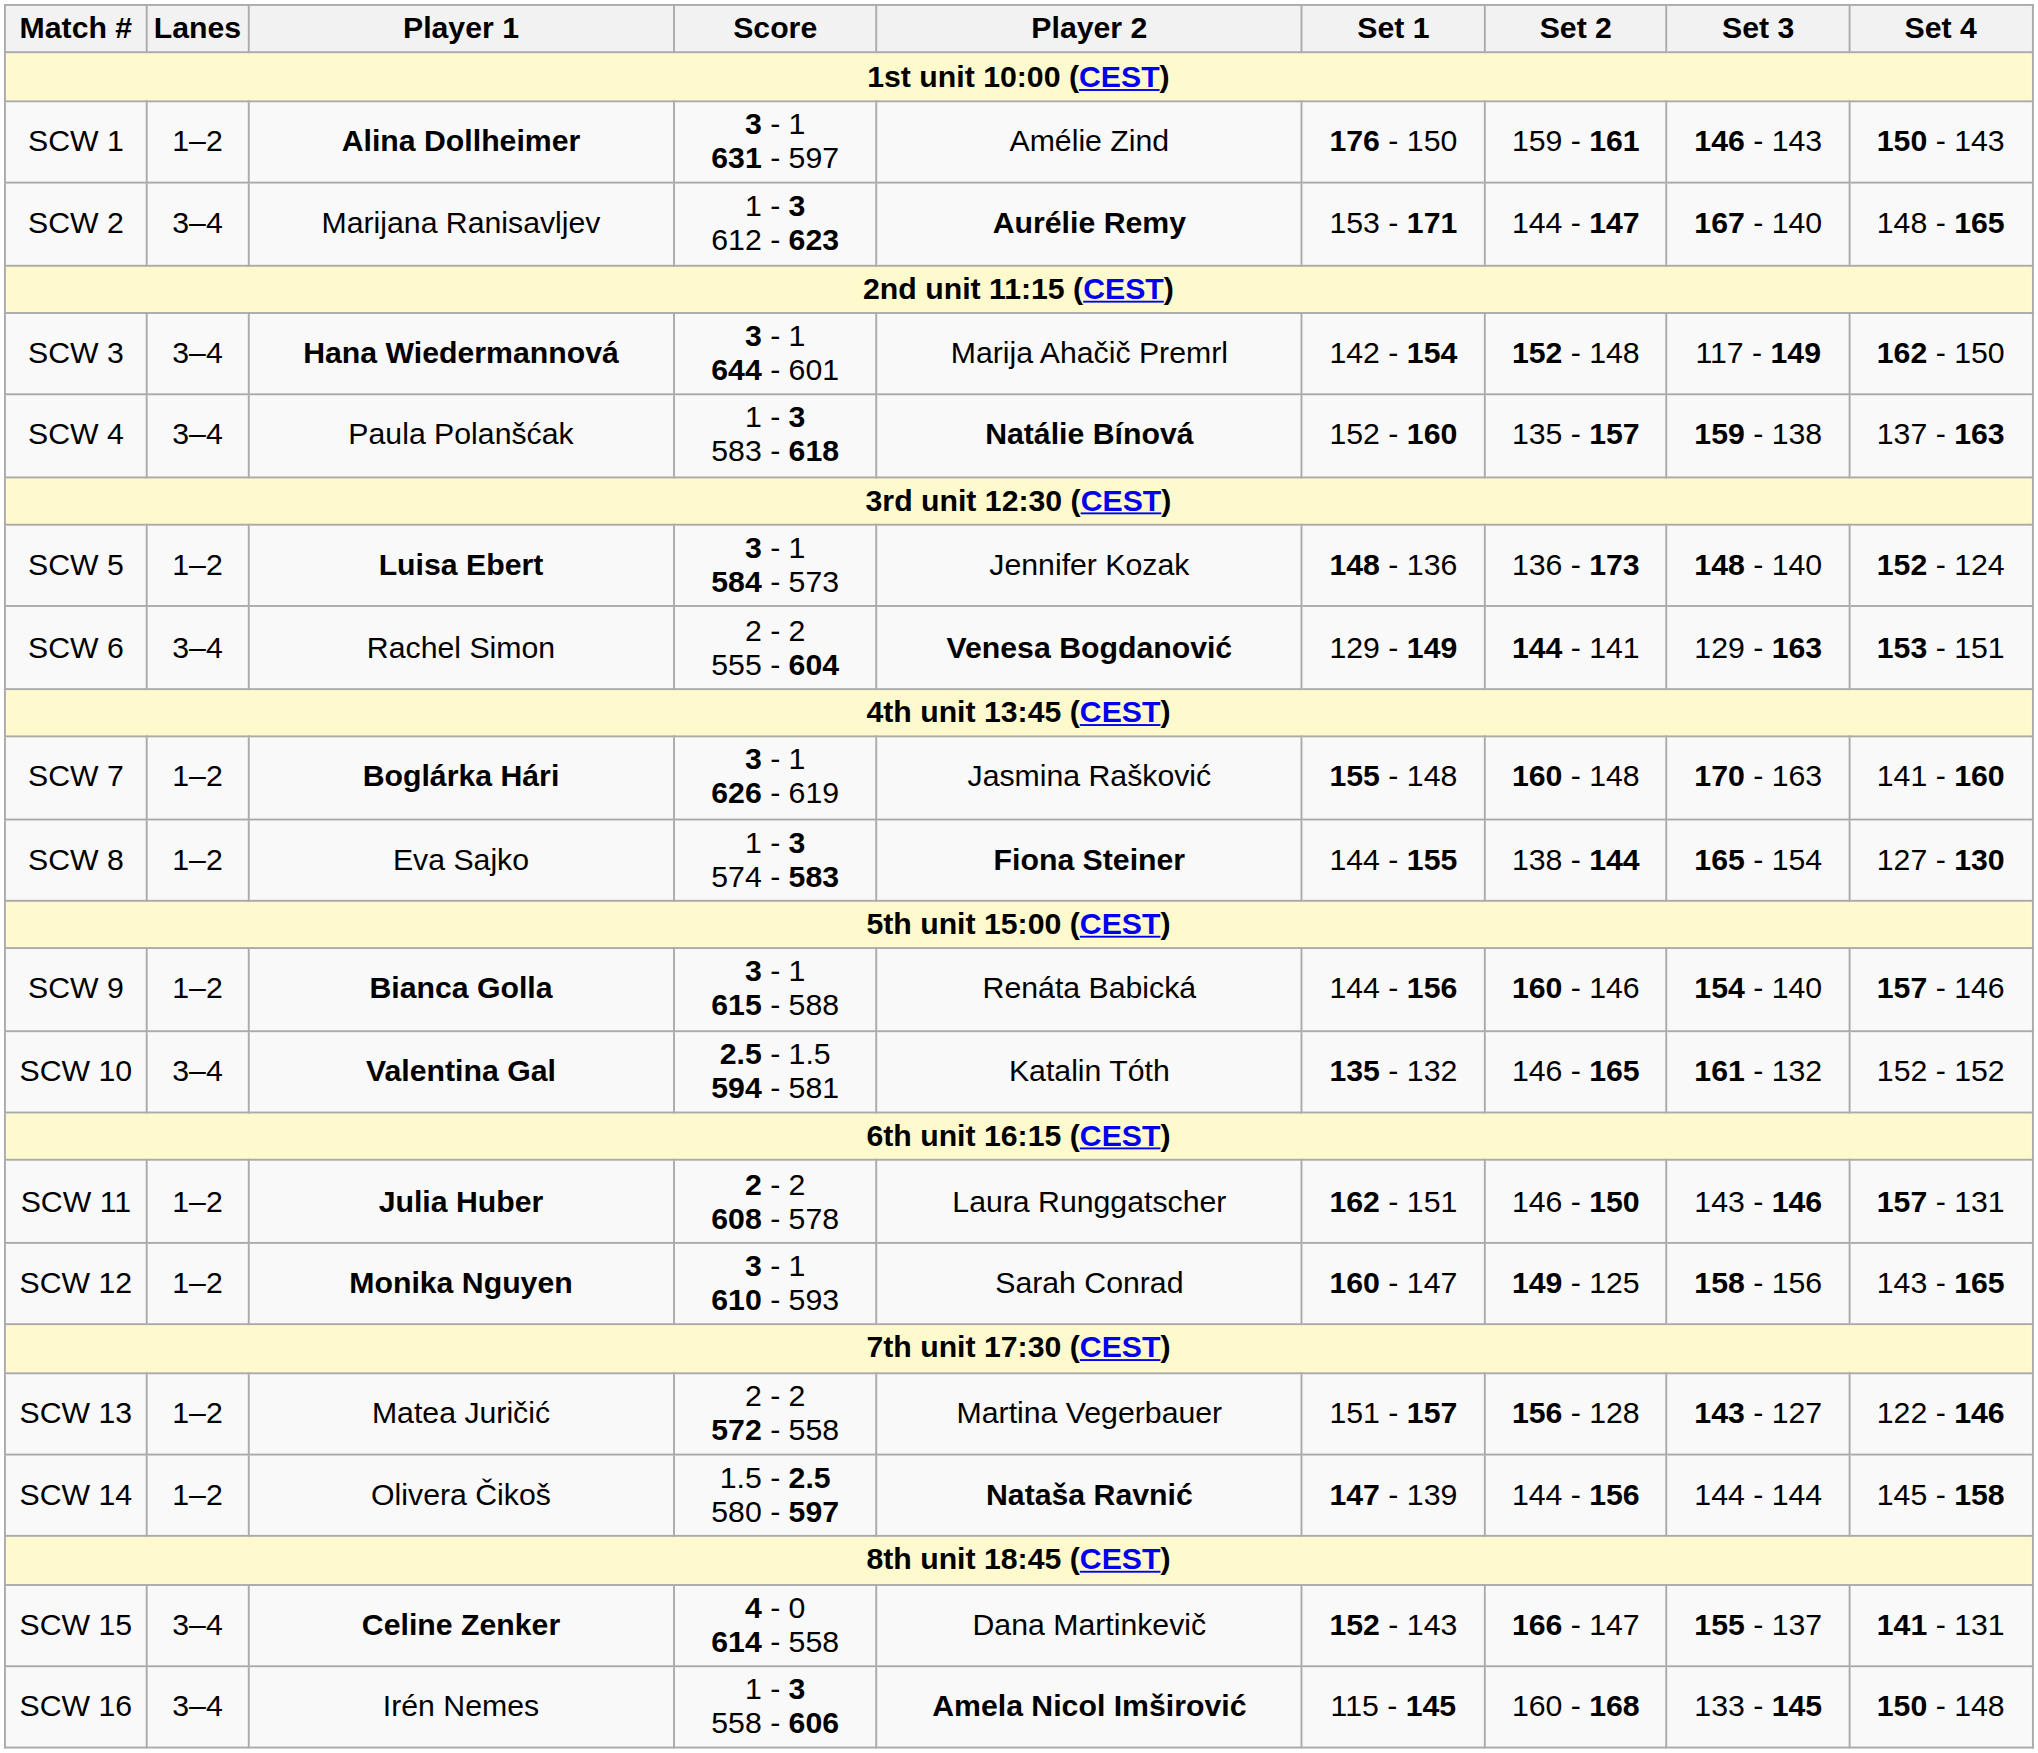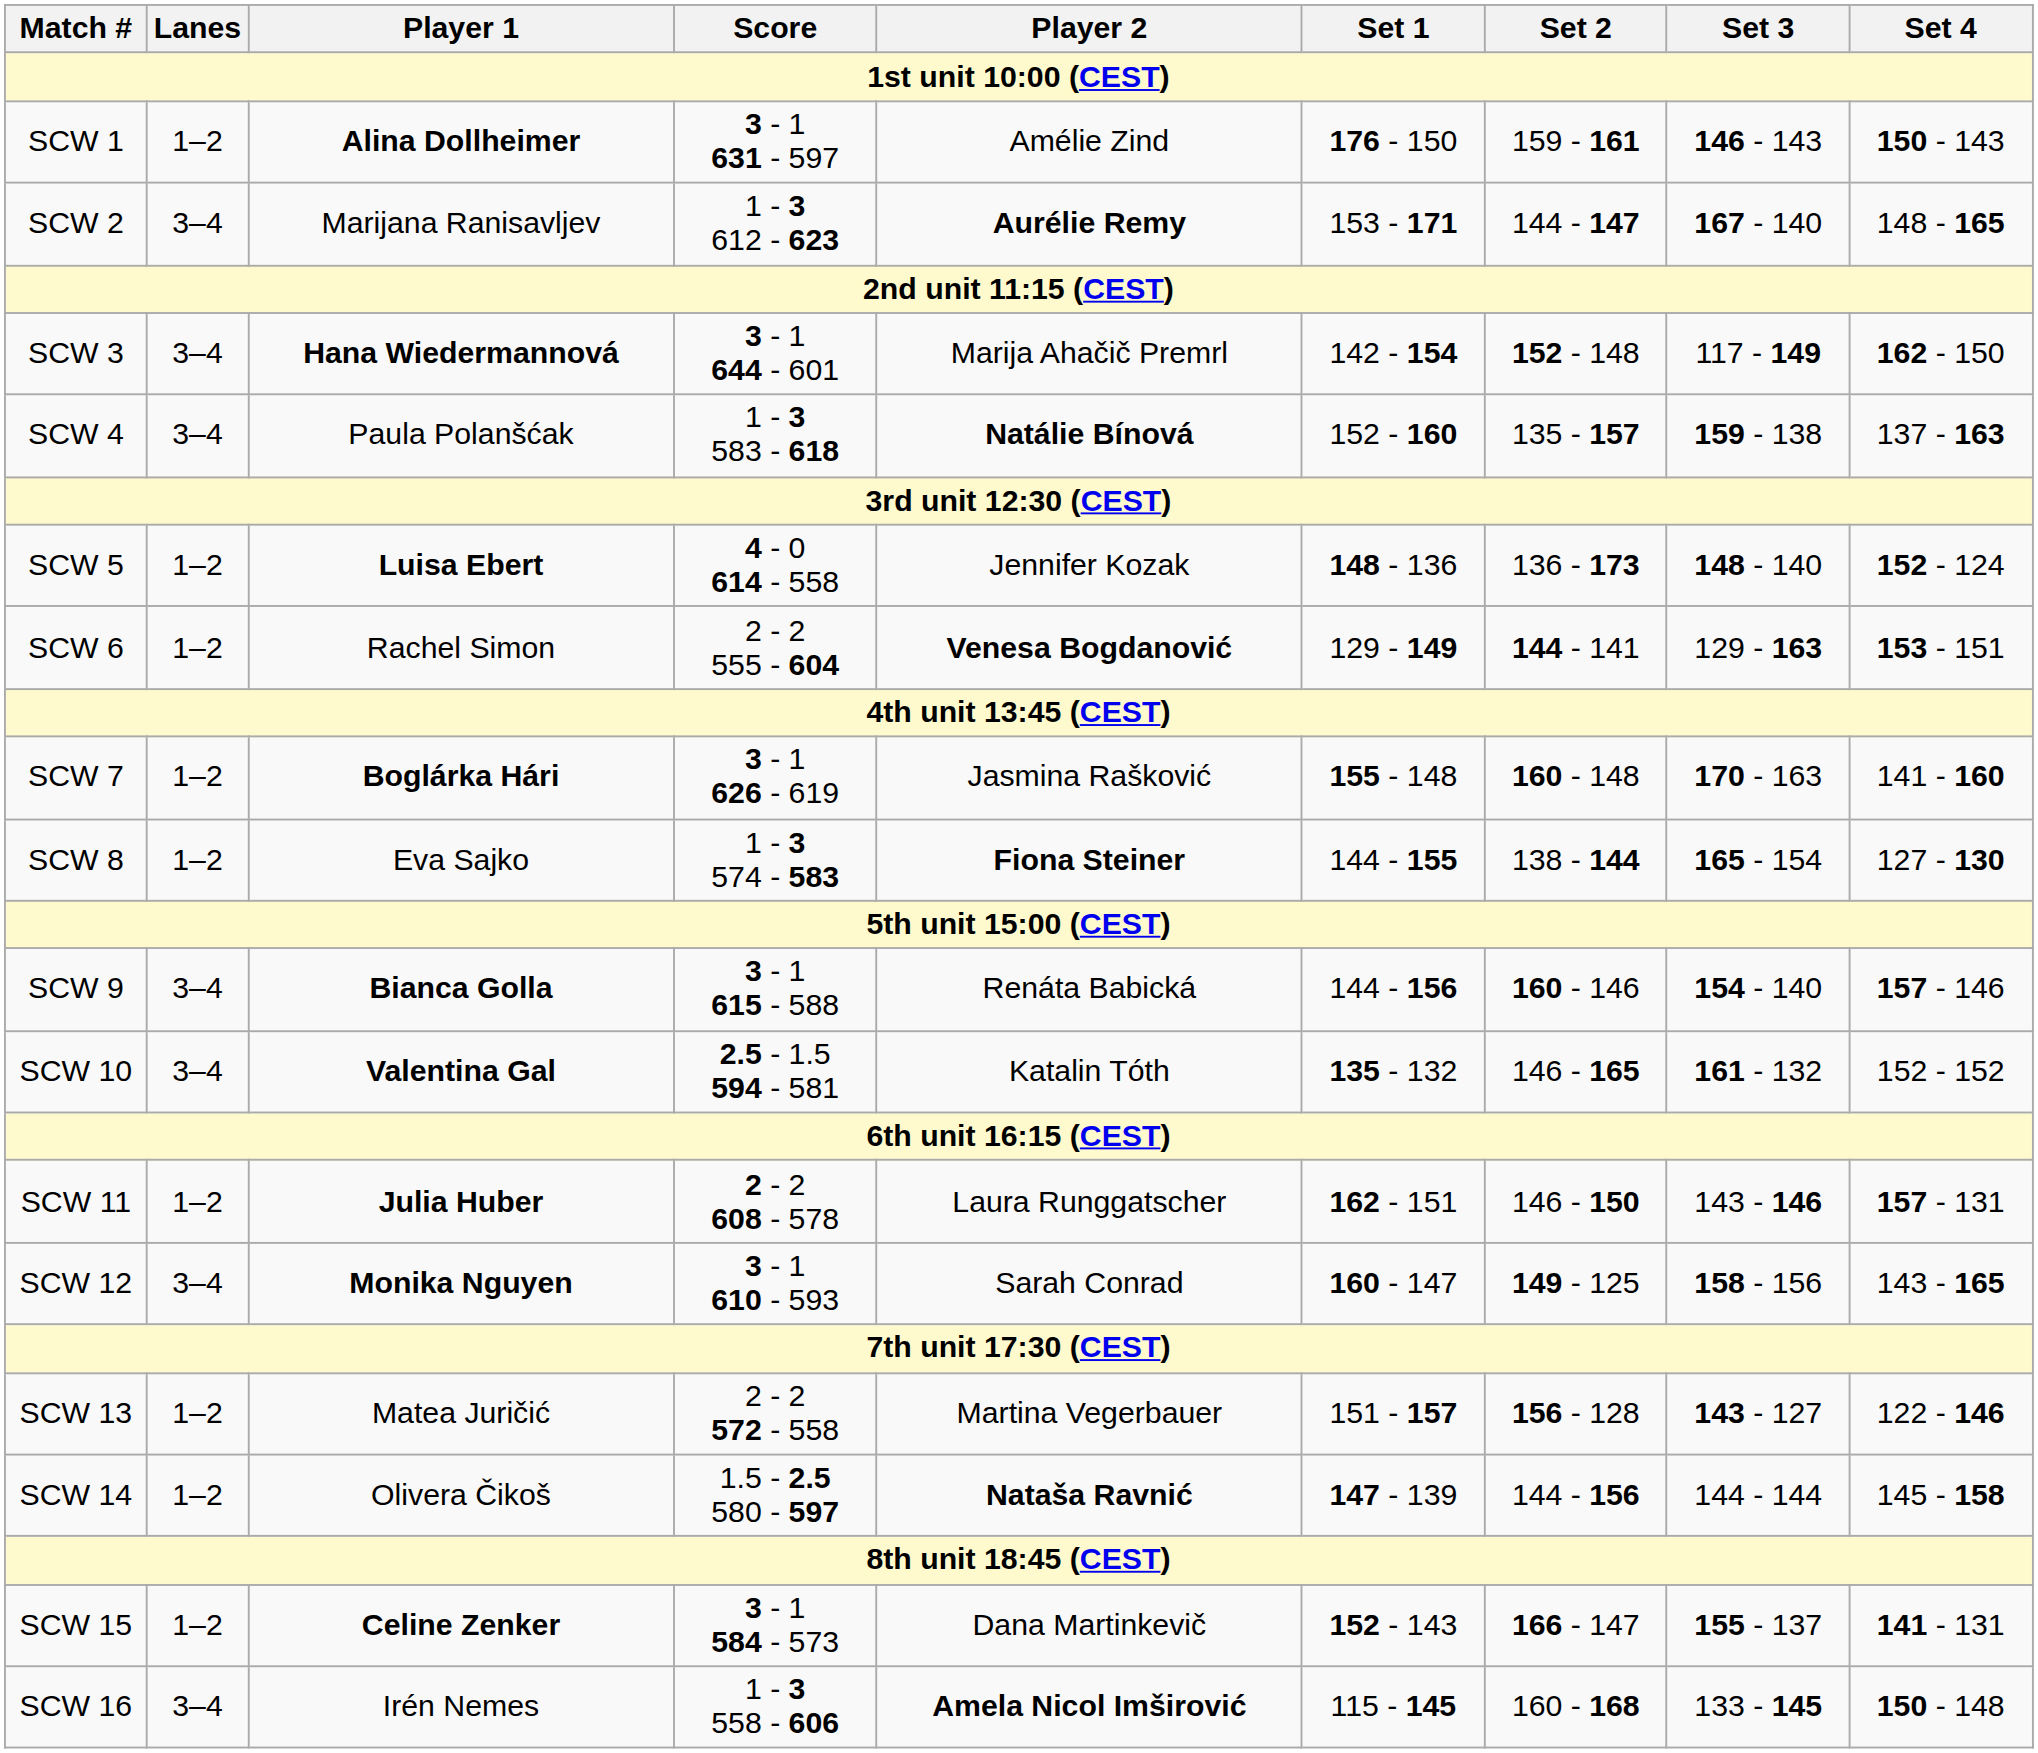(775, 565) 3 - 1 584 - 573 -> (775, 565) 4 - 0 614 - 558
(197, 647) 3–4 -> (197, 647) 1–2
(197, 989) 1–2 -> (197, 989) 3–4
(197, 1282) 1–2 -> (197, 1282) 3–4
(197, 1624) 3–4 -> (197, 1624) 1–2
(775, 1624) 4 - 0 614 - 558 -> (775, 1624) 3 - 1 584 - 573
